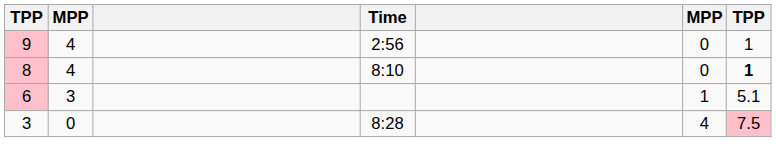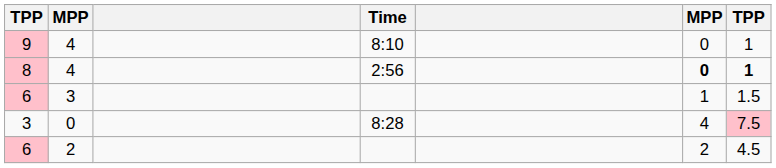(388, 44) 2:56 -> (388, 44) 8:10
(388, 70) 8:10 -> (388, 70) 2:56
(705, 70) normal -> (705, 70) bold
(749, 96) 5.1 -> (749, 96) 1.5
+ row: (27, 149)
